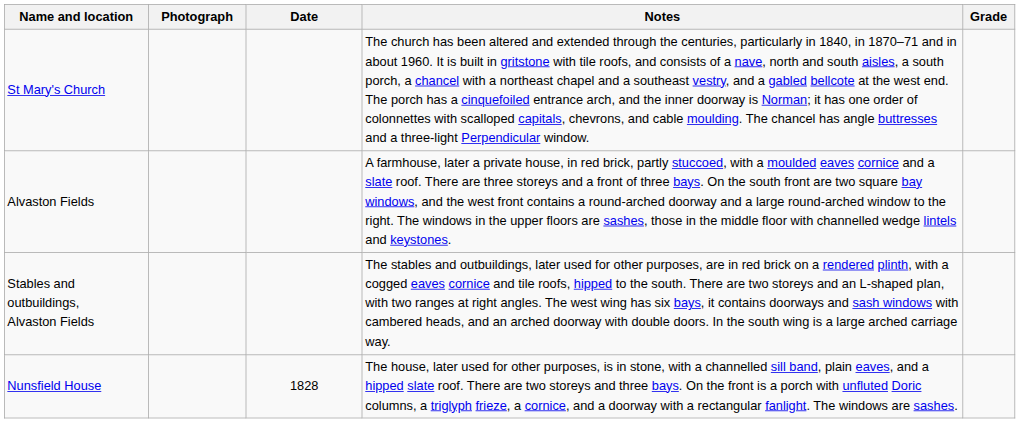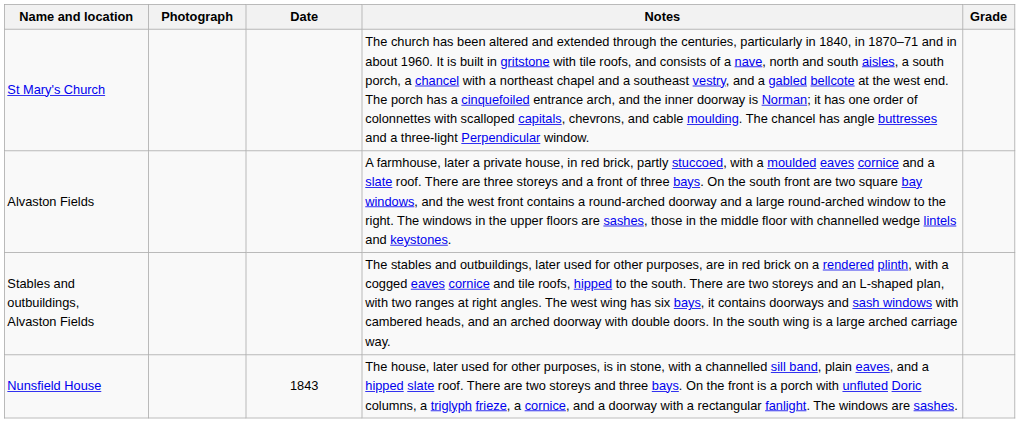(304, 386) 1828 -> (304, 386) 1843
